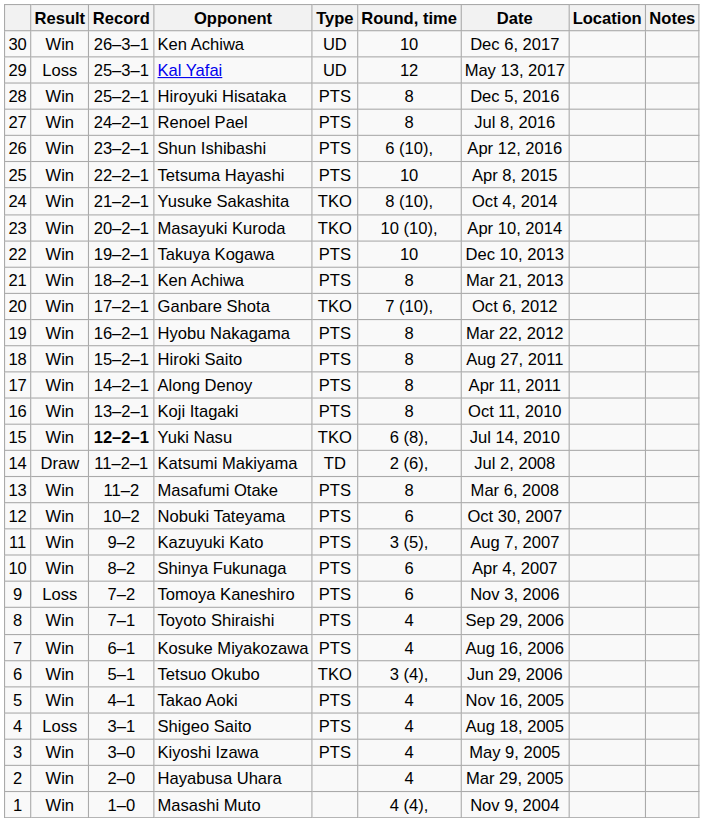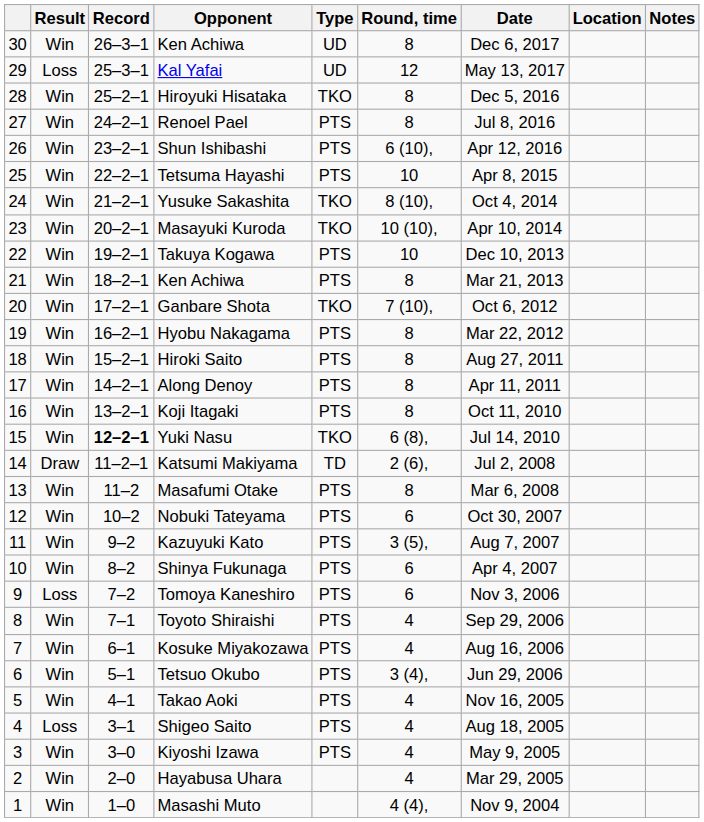(409, 44) 10 -> (409, 44) 8
(335, 97) PTS -> (335, 97) TKO
(335, 674) TKO -> (335, 674) PTS
